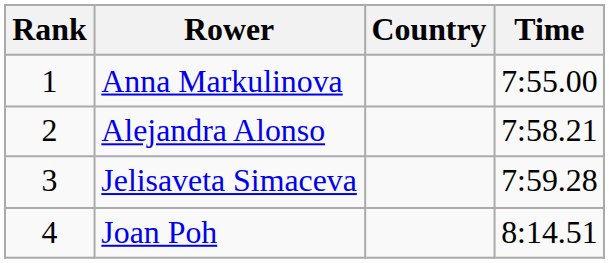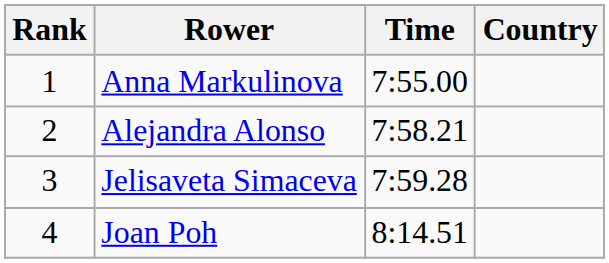columns swapped: (429, 29) <-> (549, 29)
